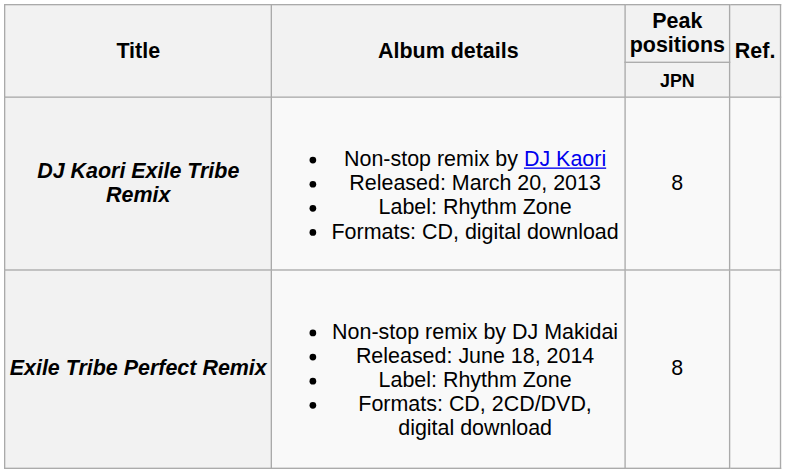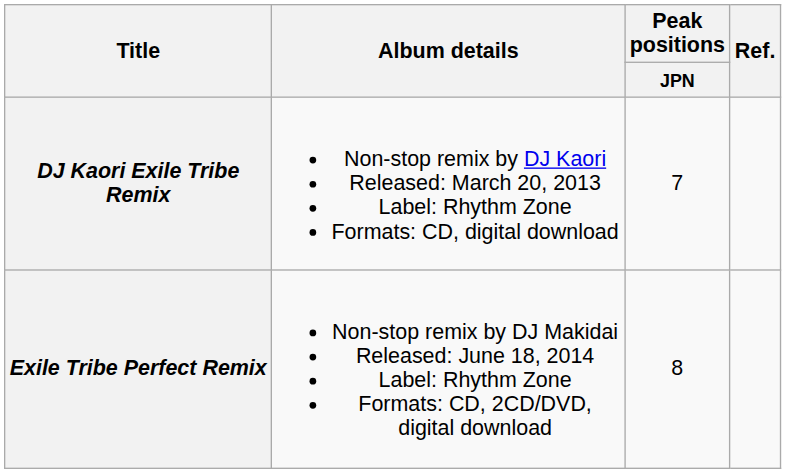(677, 183) 8 -> (677, 183) 7
